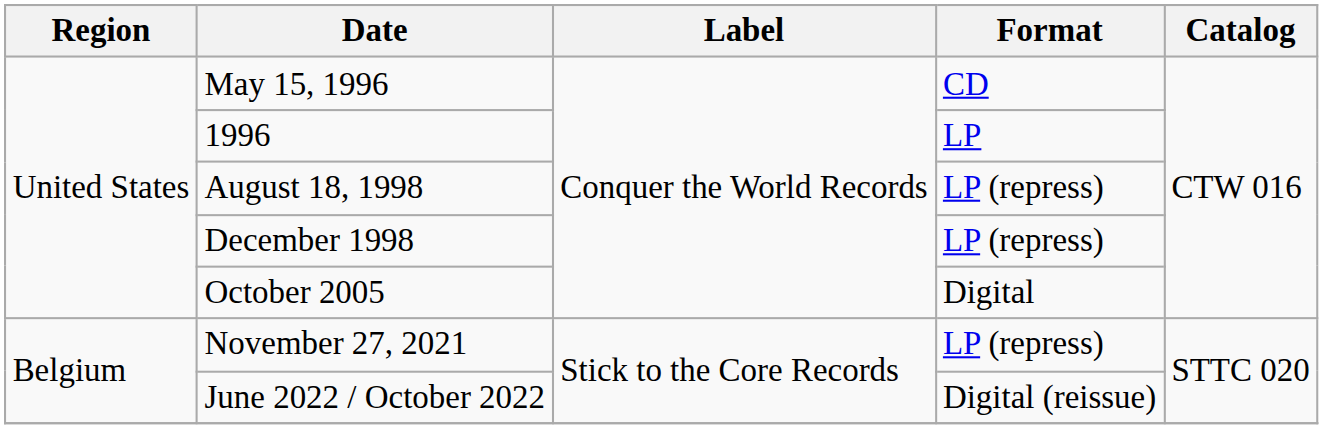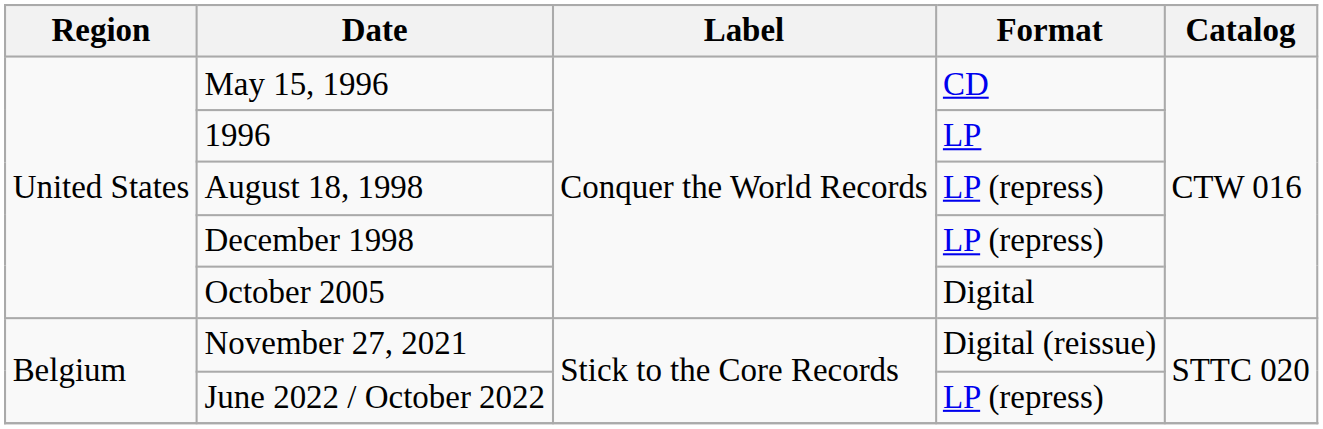(1023, 344) LP (repress) -> (1050, 344) Digital (reissue)
(1050, 396) Digital (reissue) -> (1023, 396) LP (repress)
